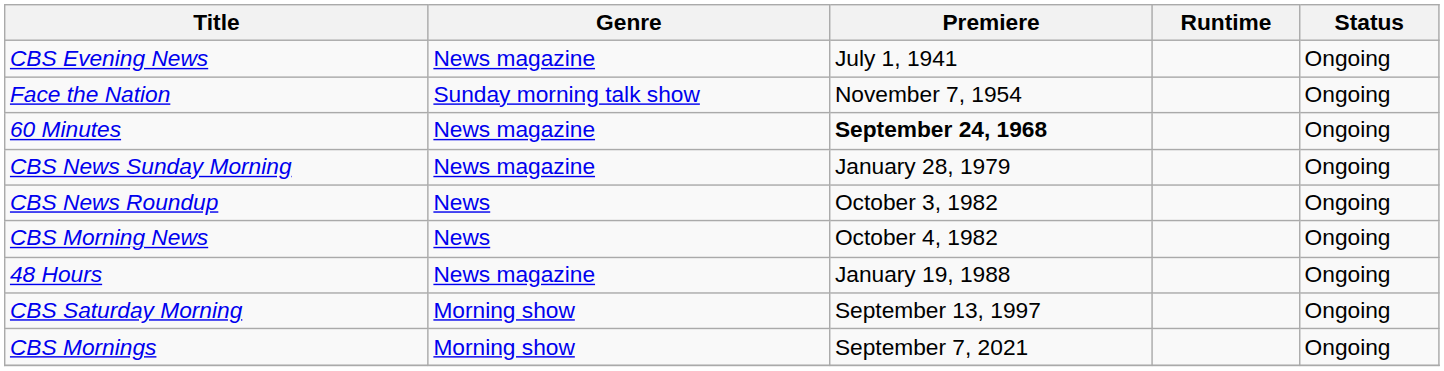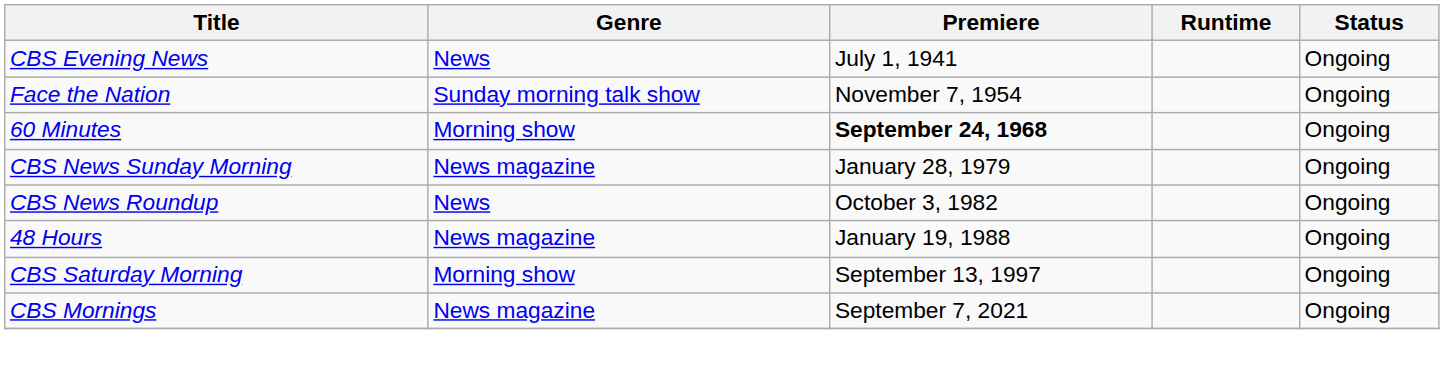(514, 58) News magazine -> (462, 58) News
(514, 130) News magazine -> (504, 130) Morning show
- row: (109, 238)
(504, 346) Morning show -> (514, 310) News magazine
